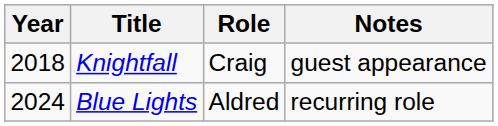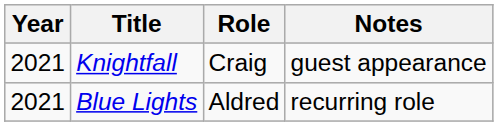(38, 62) 2018 -> (38, 62) 2021
(38, 101) 2024 -> (38, 101) 2021
